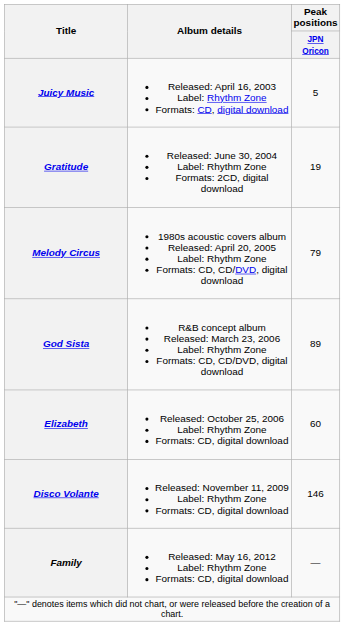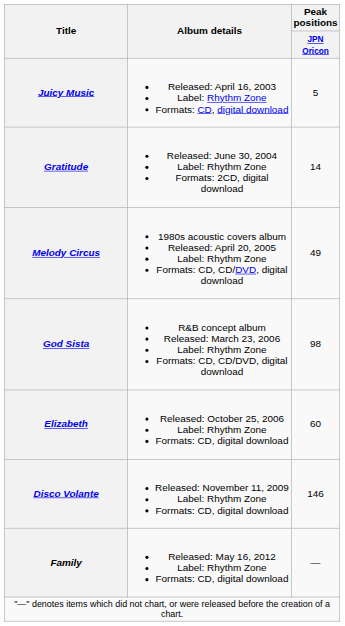(316, 167) 19 -> (316, 167) 14
(316, 253) 79 -> (316, 253) 49
(316, 344) 89 -> (316, 344) 98
